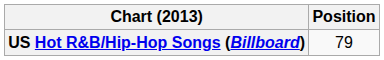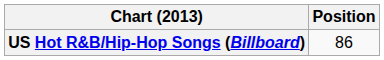(344, 42) 79 -> (344, 42) 86
